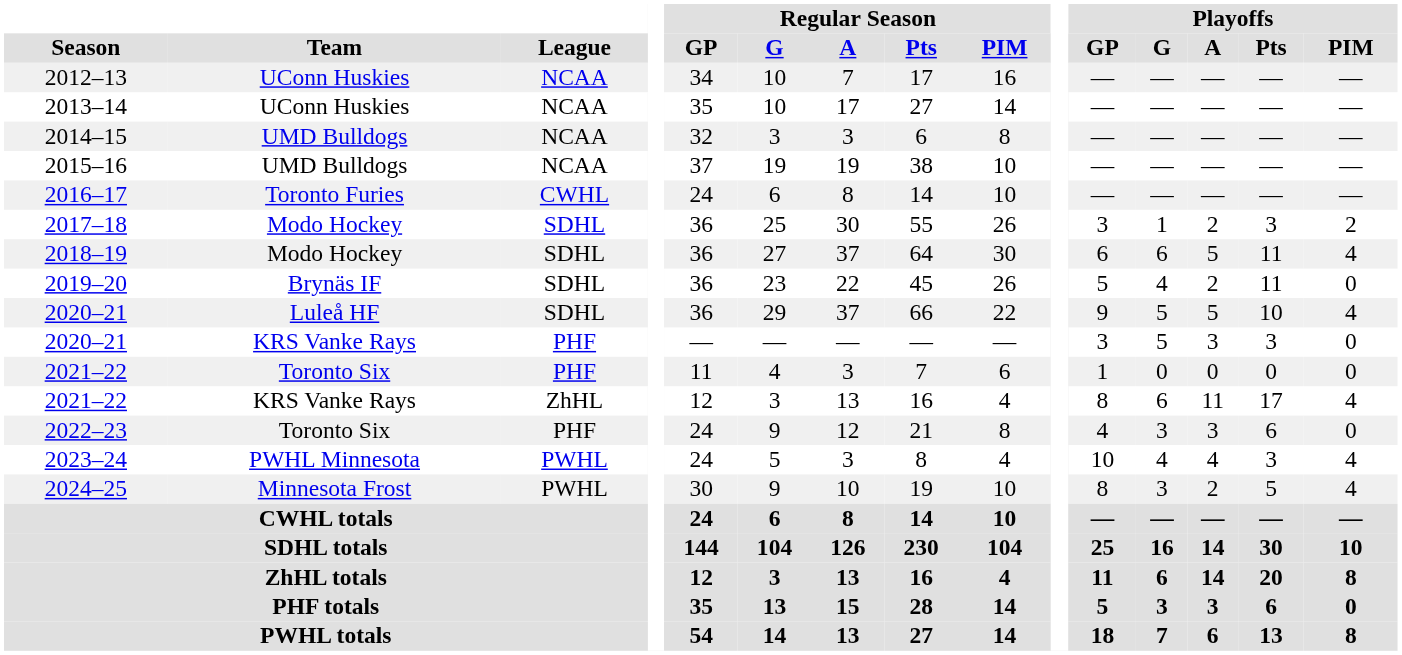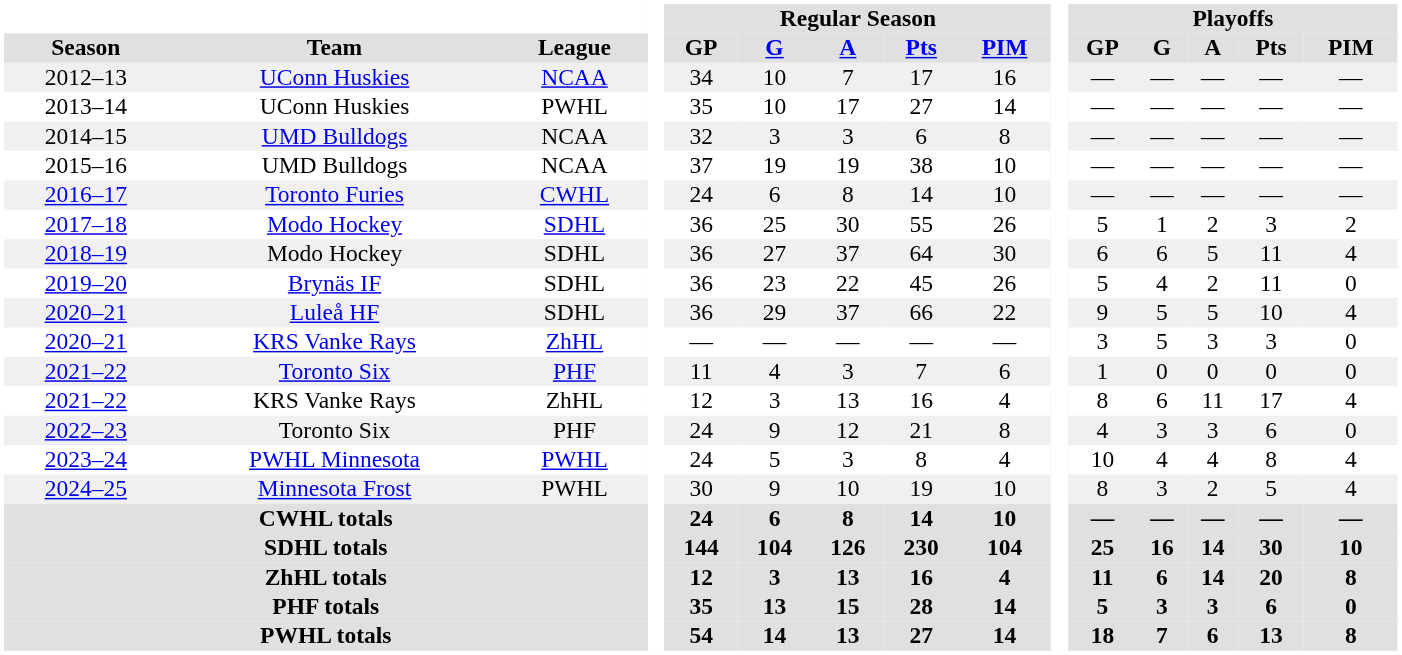(574, 106) NCAA -> (574, 106) PWHL
(1102, 224) 3 -> (1102, 224) 5
(574, 341) PHF -> (574, 341) ZhHL
(1271, 459) 3 -> (1271, 459) 8
